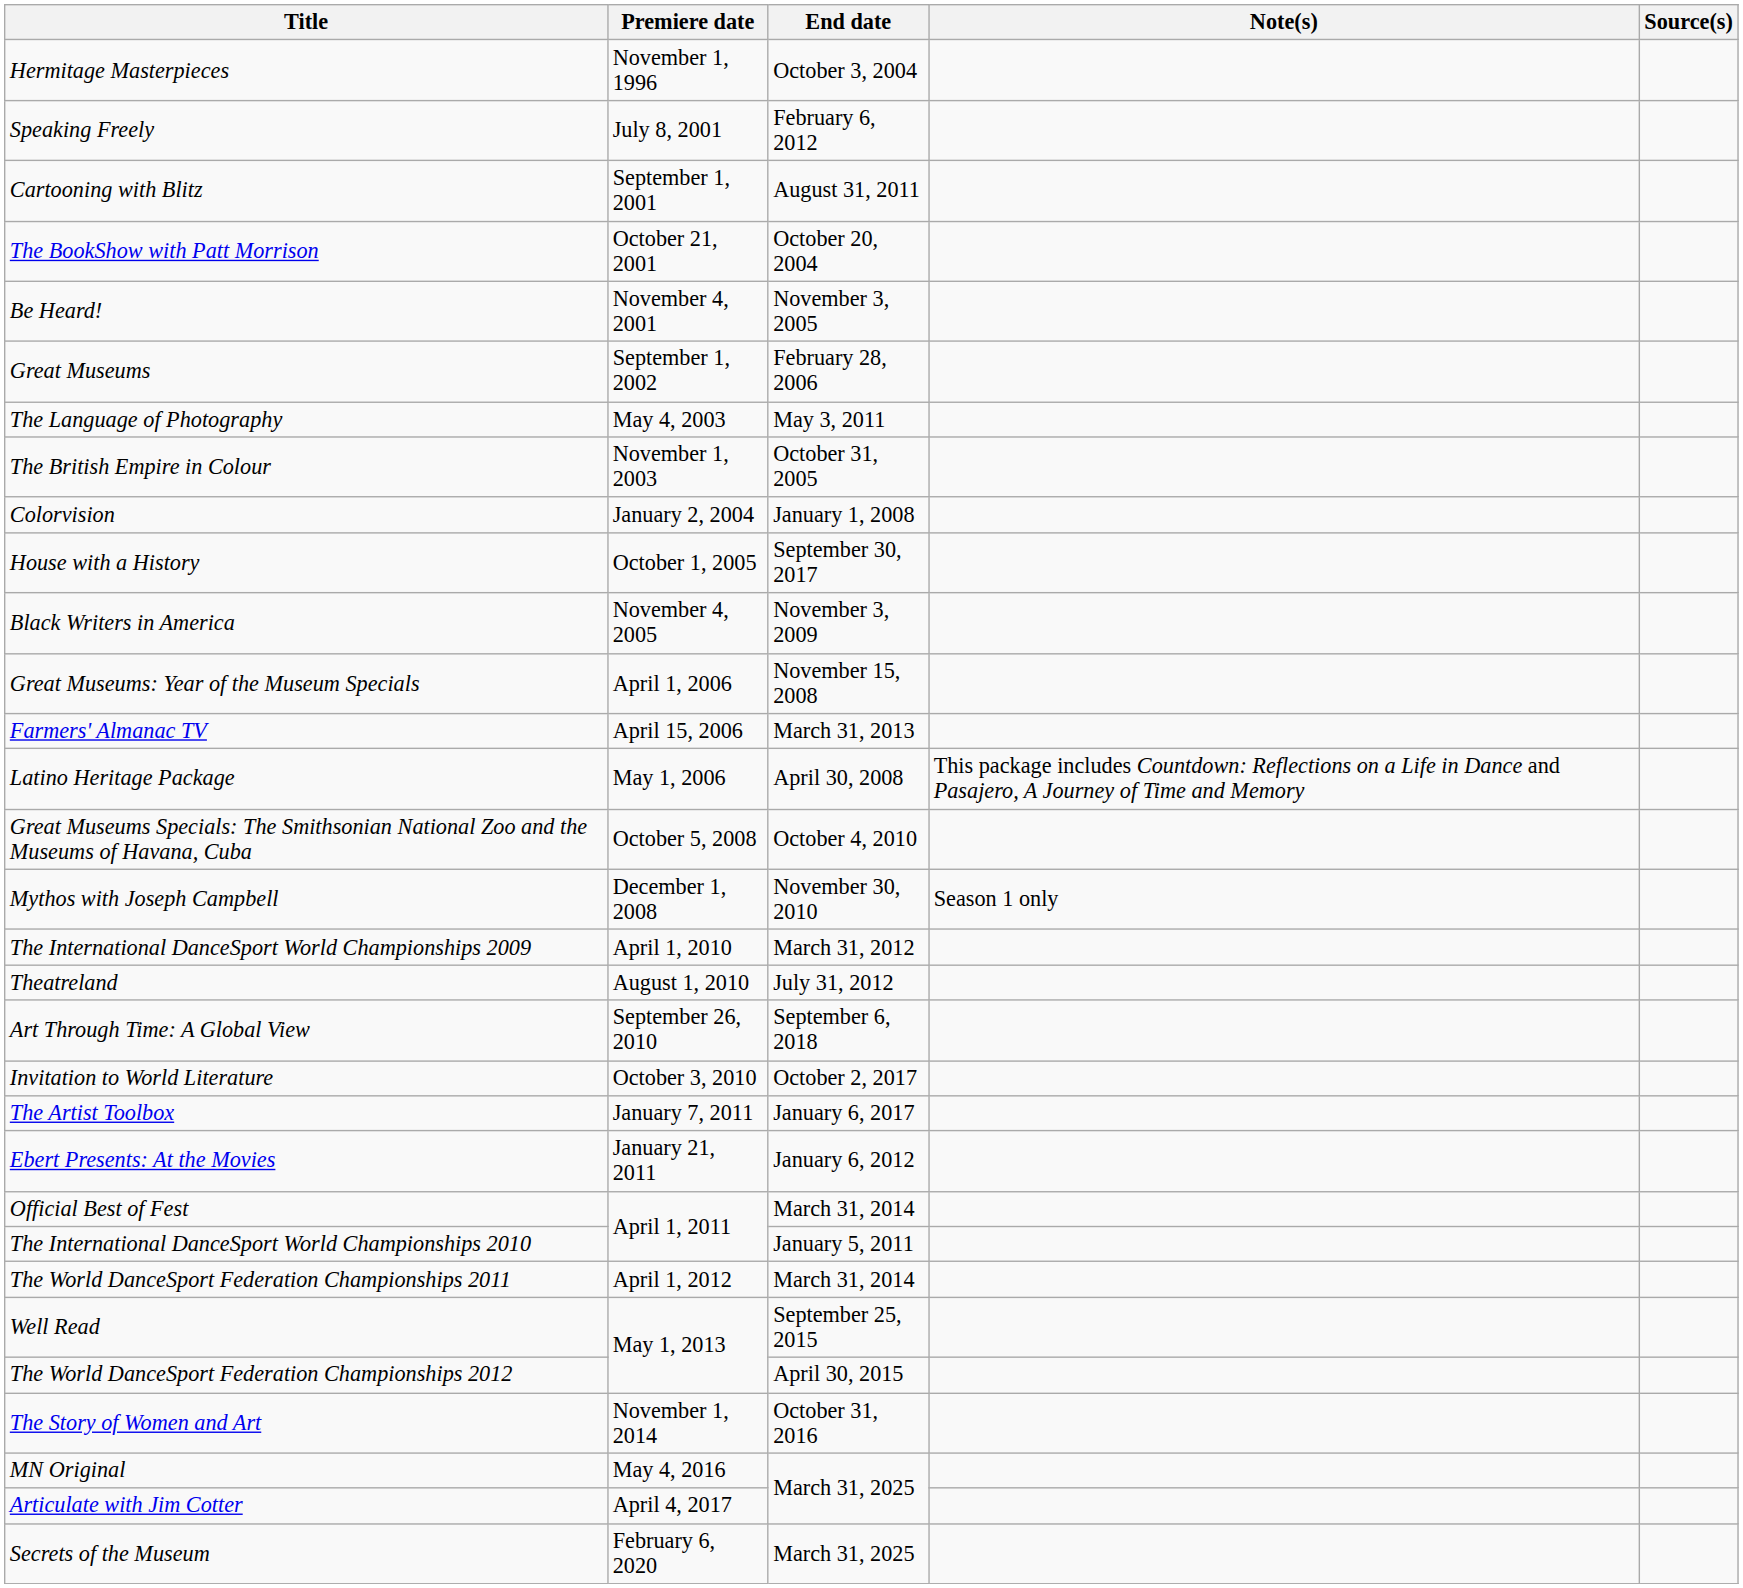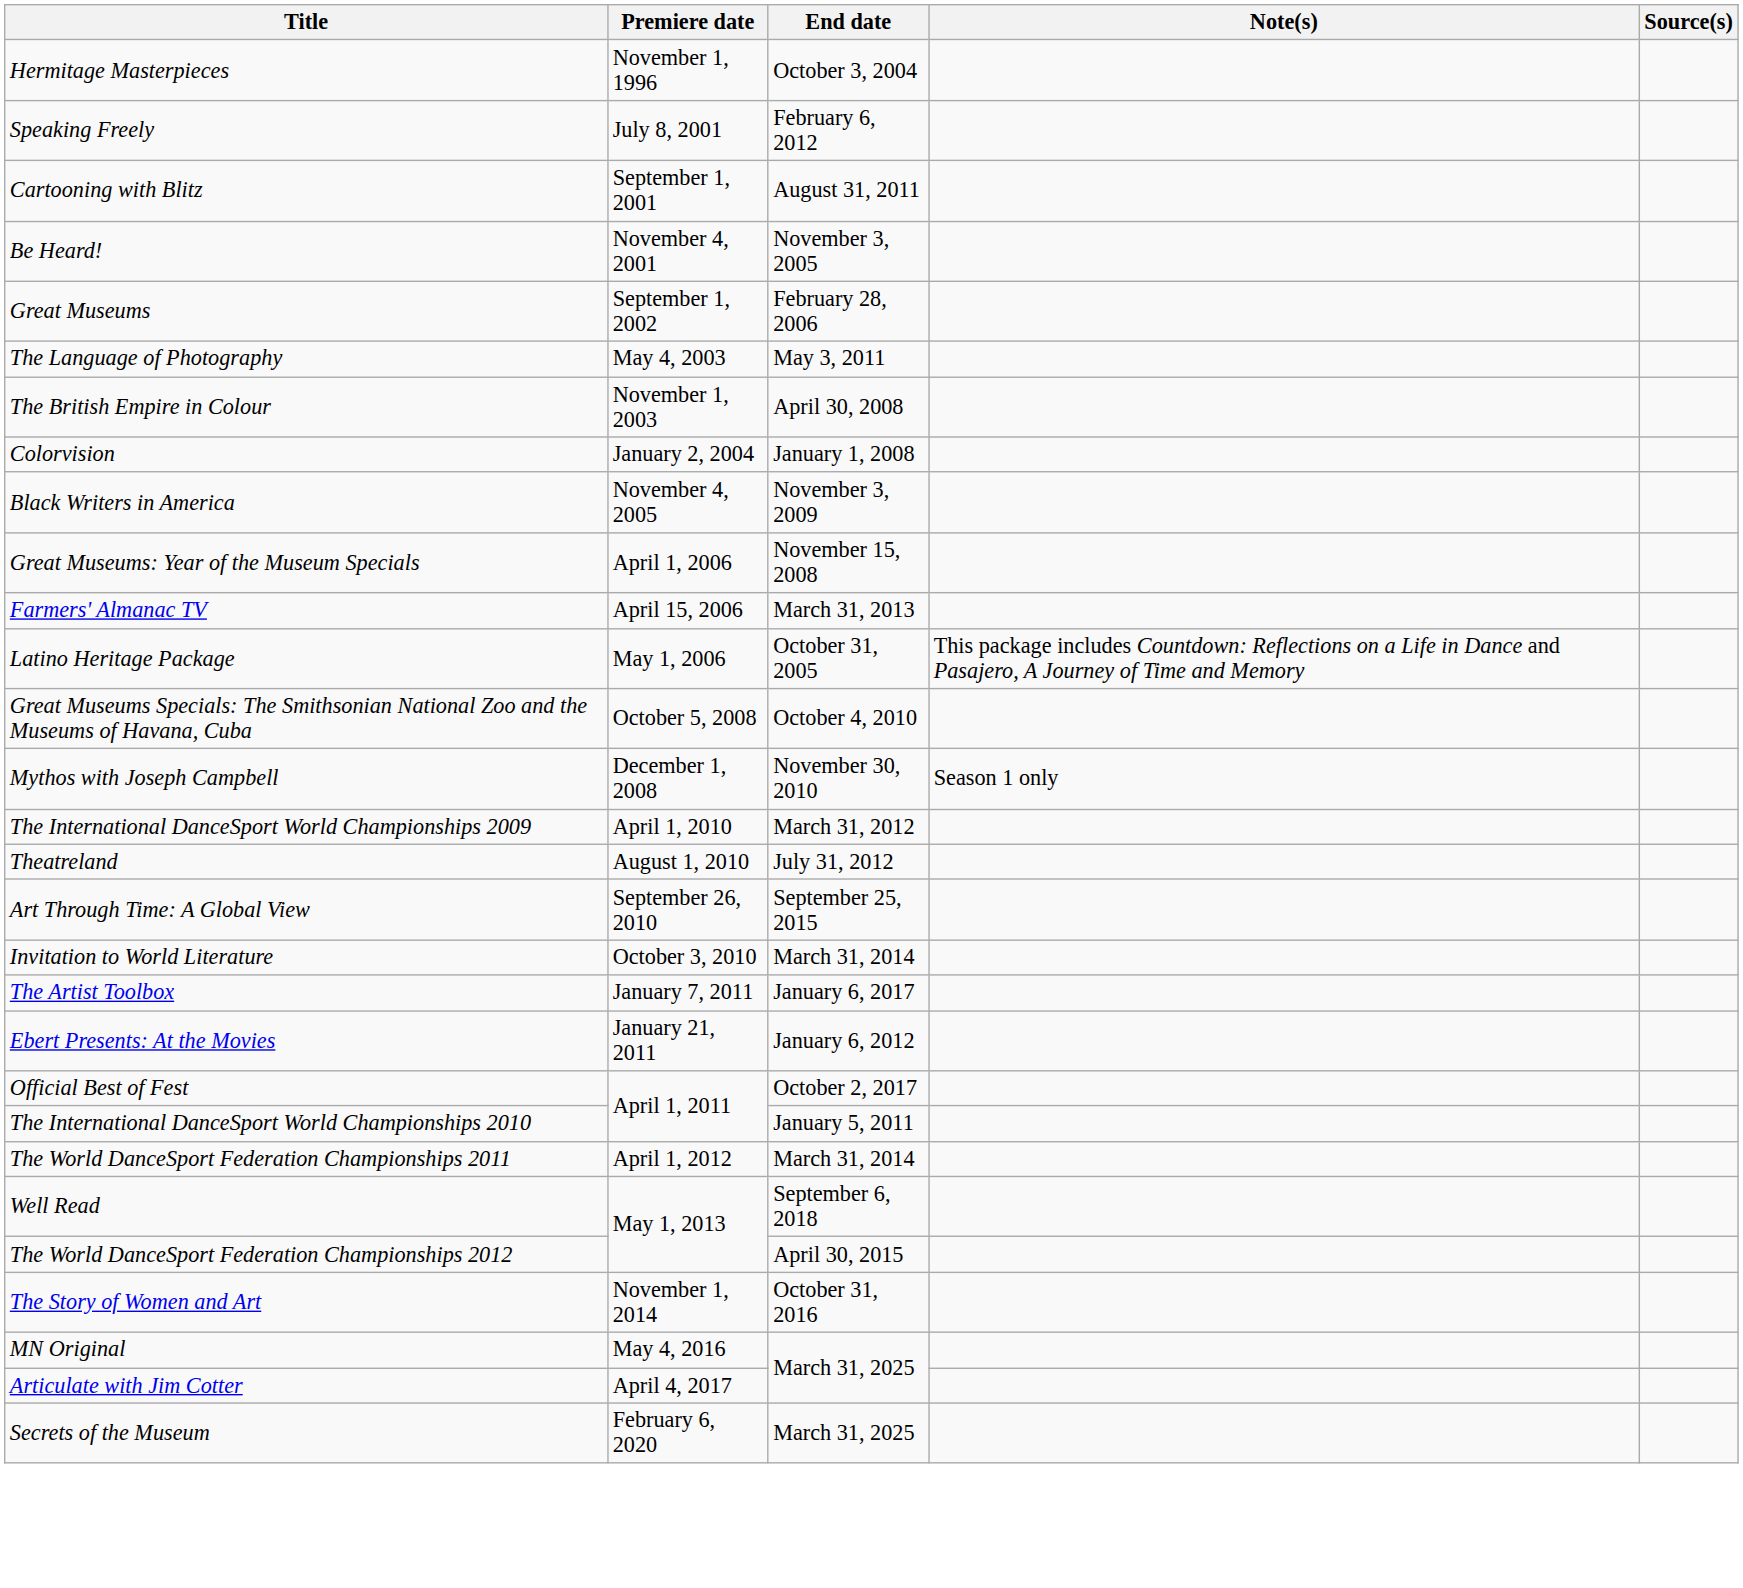- row: (164, 250)
(826, 466) October 31, 2005 -> (838, 406) April 30, 2008
- row: (105, 562)
(838, 778) April 30, 2008 -> (826, 658) October 31, 2005
(832, 1030) September 6, 2018 -> (837, 909) September 25, 2015
(845, 1077) October 2, 2017 -> (844, 957) March 31, 2014
(844, 1208) March 31, 2014 -> (845, 1088) October 2, 2017
(837, 1326) September 25, 2015 -> (832, 1206) September 6, 2018
